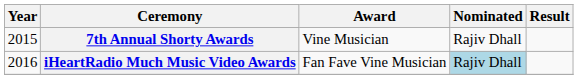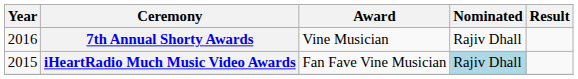(23, 39) 2015 -> (23, 39) 2016
(23, 62) 2016 -> (23, 62) 2015
